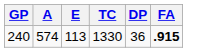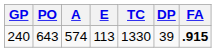+ column: (47, 15)
(138, 36) 36 -> (166, 36) 39
